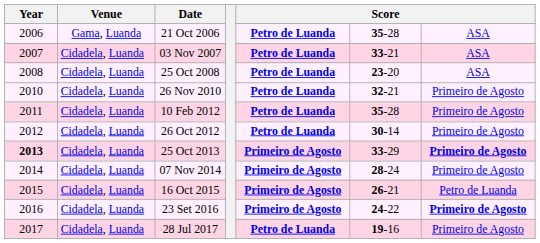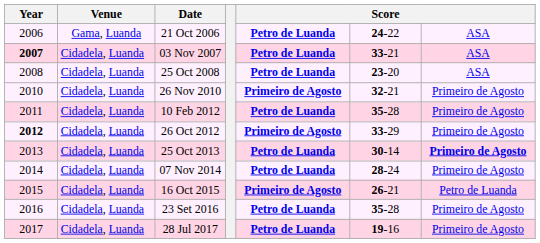(385, 33) 35-28 -> (385, 33) 24-22
(31, 52) normal -> (31, 52) bold
(293, 91) Petro de Luanda -> (293, 91) Primeiro de Agosto
(31, 130) normal -> (31, 130) bold
(293, 130) Petro de Luanda -> (293, 130) Primeiro de Agosto
(385, 130) 30-14 -> (385, 130) 33-29
(31, 150) bold -> (31, 150) normal
(293, 150) Primeiro de Agosto -> (293, 150) Petro de Luanda
(385, 150) 33-29 -> (385, 150) 30-14
(293, 170) Primeiro de Agosto -> (293, 170) Petro de Luanda
(293, 209) Primeiro de Agosto -> (293, 209) Petro de Luanda
(385, 209) 24-22 -> (385, 209) 35-28
(478, 209) bold -> (478, 209) normal
